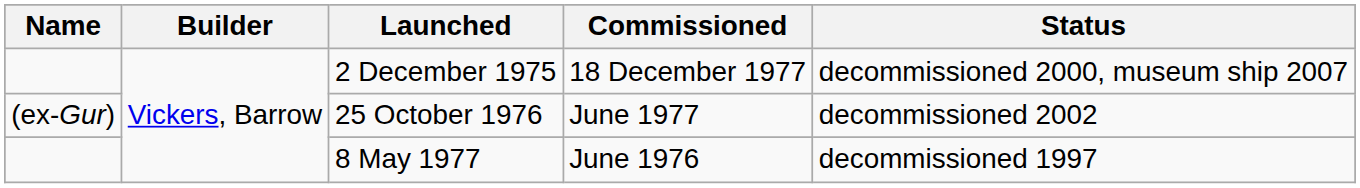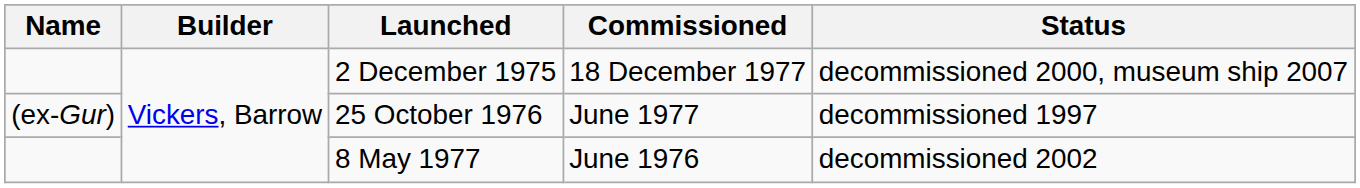(958, 114) decommissioned 2002 -> (958, 114) decommissioned 1997
(958, 159) decommissioned 1997 -> (958, 159) decommissioned 2002
